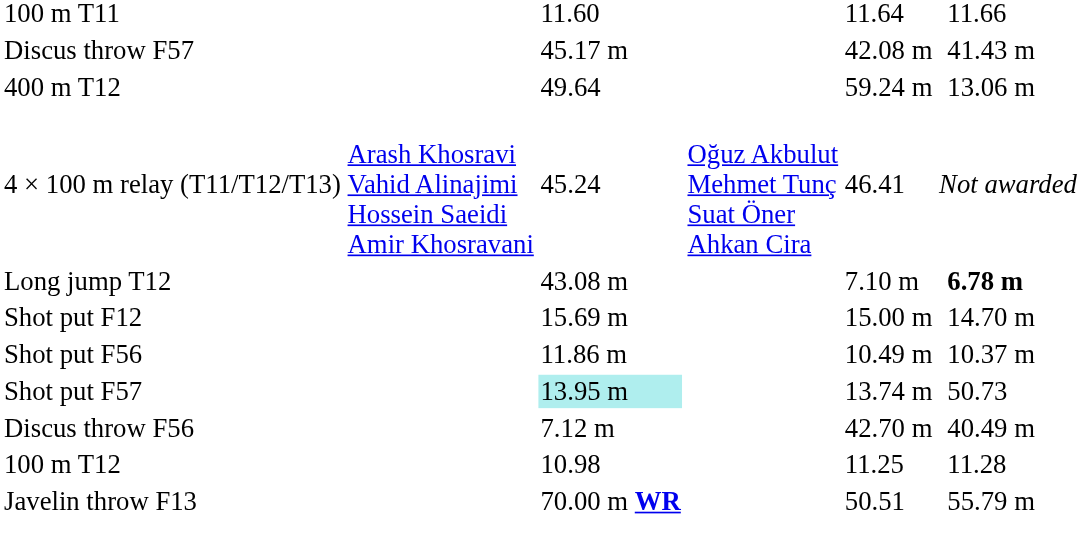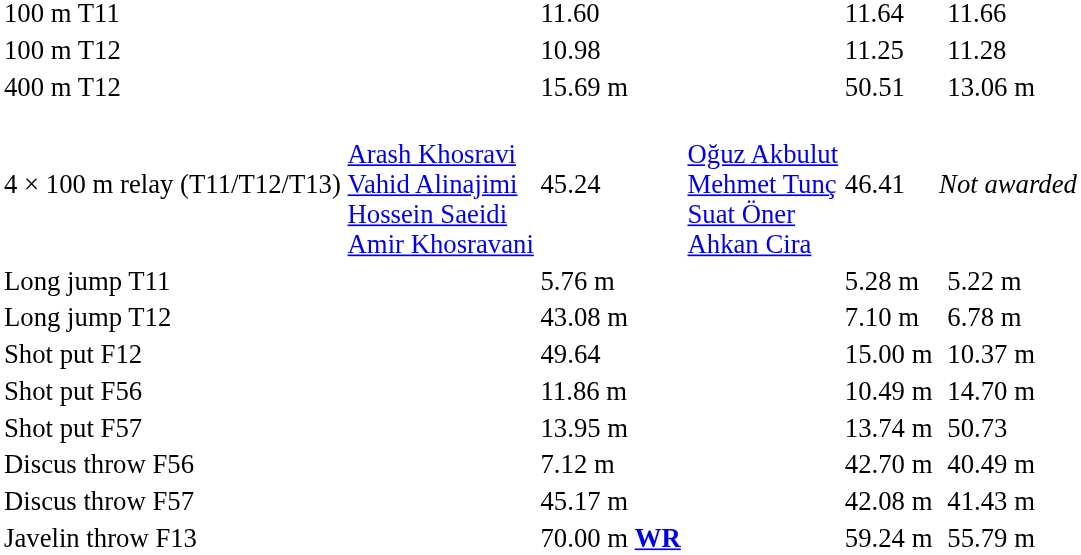rows swapped: (62, 464) <-> (99, 50)
(571, 87) 49.64 -> (584, 87) 15.69 m
(889, 87) 59.24 m -> (875, 87) 50.51
+ row: (87, 280)
(985, 280) bold -> (984, 317) normal
(584, 317) 15.69 m -> (571, 354) 49.64
(991, 317) 14.70 m -> (991, 354) 10.37 m
(991, 354) 10.37 m -> (991, 391) 14.70 m
(584, 391) paleturquoise background -> (584, 427) no background
(875, 501) 50.51 -> (889, 538) 59.24 m
